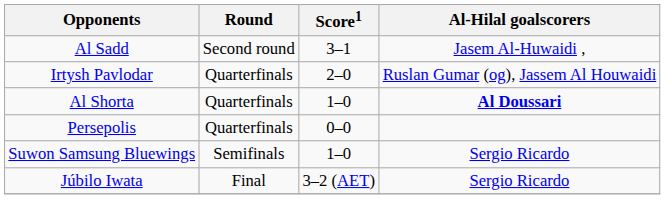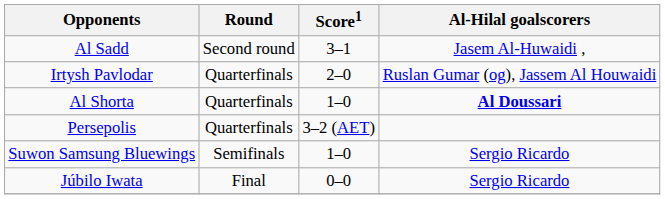(339, 127) 0–0 -> (339, 127) 3–2 (AET)
(339, 180) 3–2 (AET) -> (339, 180) 0–0
